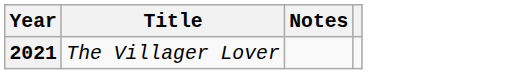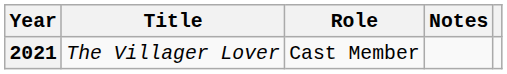+ column: (354, 21)
